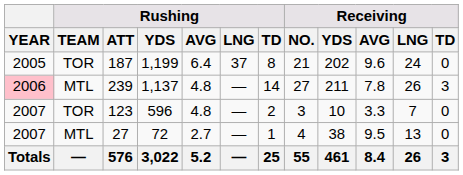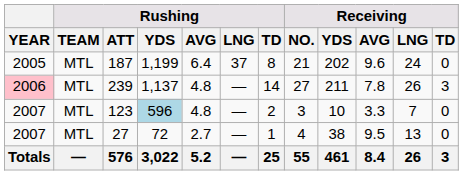(79, 63) TOR -> (79, 63) MTL
(79, 110) TOR -> (79, 110) MTL
(160, 110) no background -> (160, 110) lightblue background
